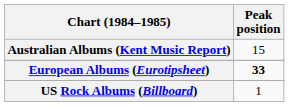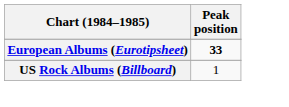- row: (119, 49)
